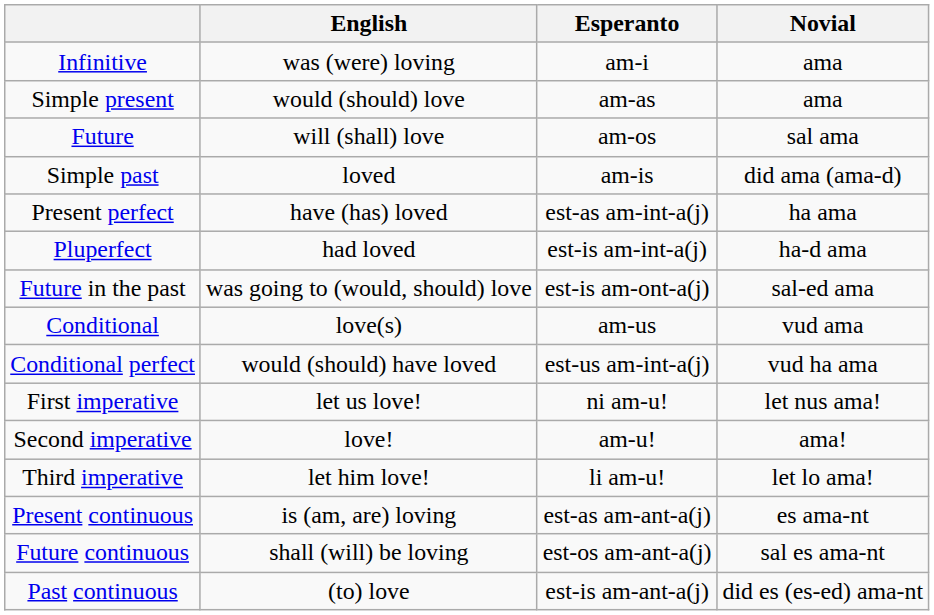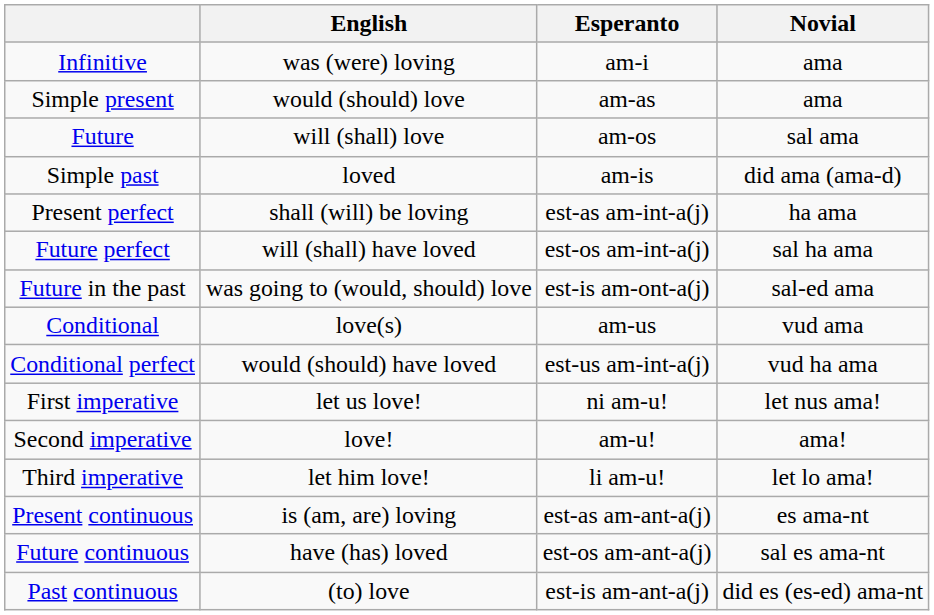(369, 212) have (has) loved -> (369, 212) shall (will) be loving
- row: (103, 250)
+ row: (103, 250)
(369, 552) shall (will) be loving -> (369, 552) have (has) loved
